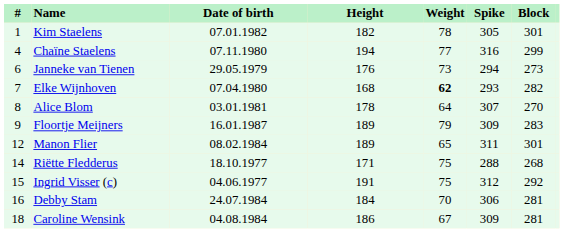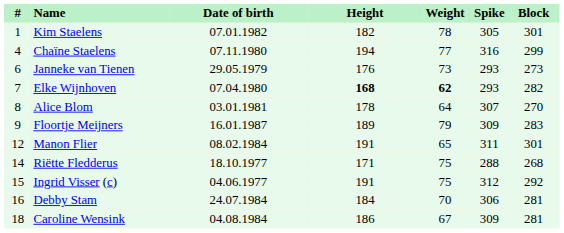(489, 69) 294 -> (489, 69) 293
(365, 88) normal -> (365, 88) bold
(365, 144) 189 -> (365, 144) 191
